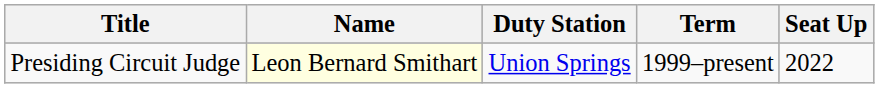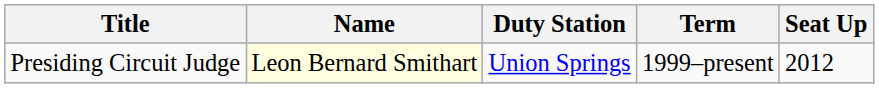(810, 62) 2022 -> (810, 62) 2012
